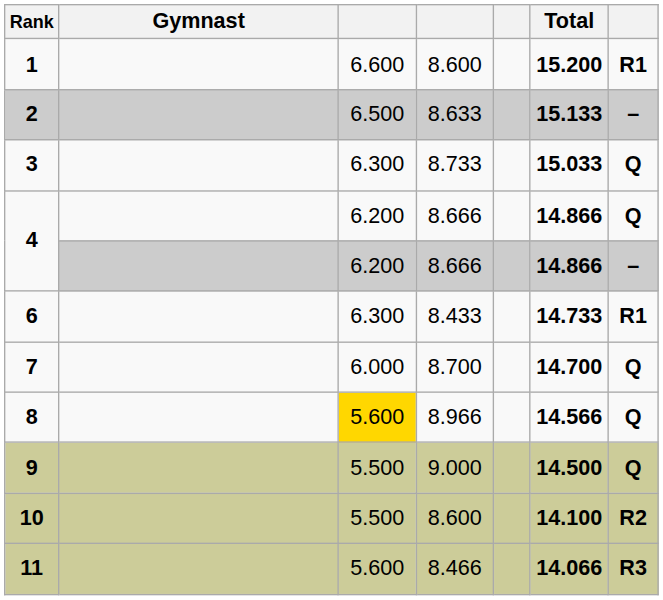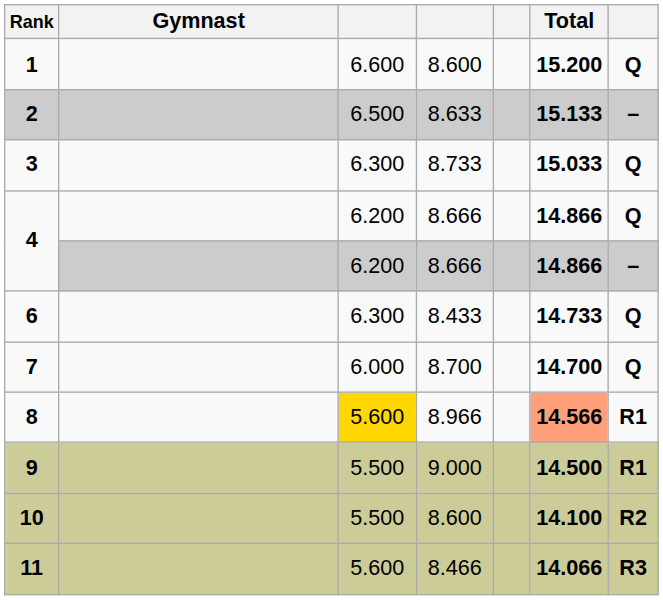(633, 63) R1 -> (633, 63) Q
(633, 316) R1 -> (633, 316) Q
(569, 417) no background -> (569, 417) lightsalmon background
(633, 417) Q -> (633, 417) R1
(633, 467) Q -> (633, 467) R1
